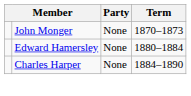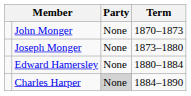+ row: (48, 47)
(115, 64) no background -> (115, 82) lightgrey background
